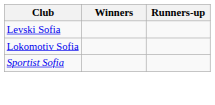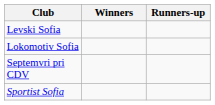+ row: (36, 69)
